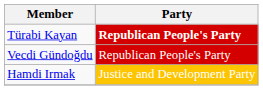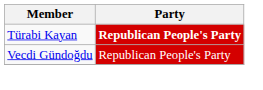- row: (41, 74)
